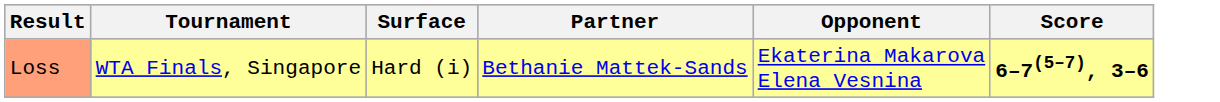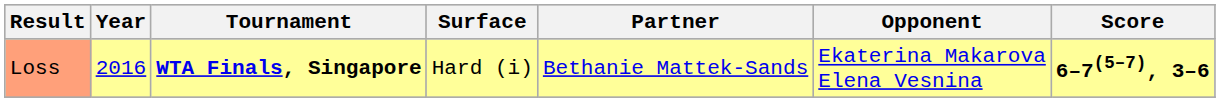+ column: (121, 22)
(228, 68) normal -> (289, 68) bold
